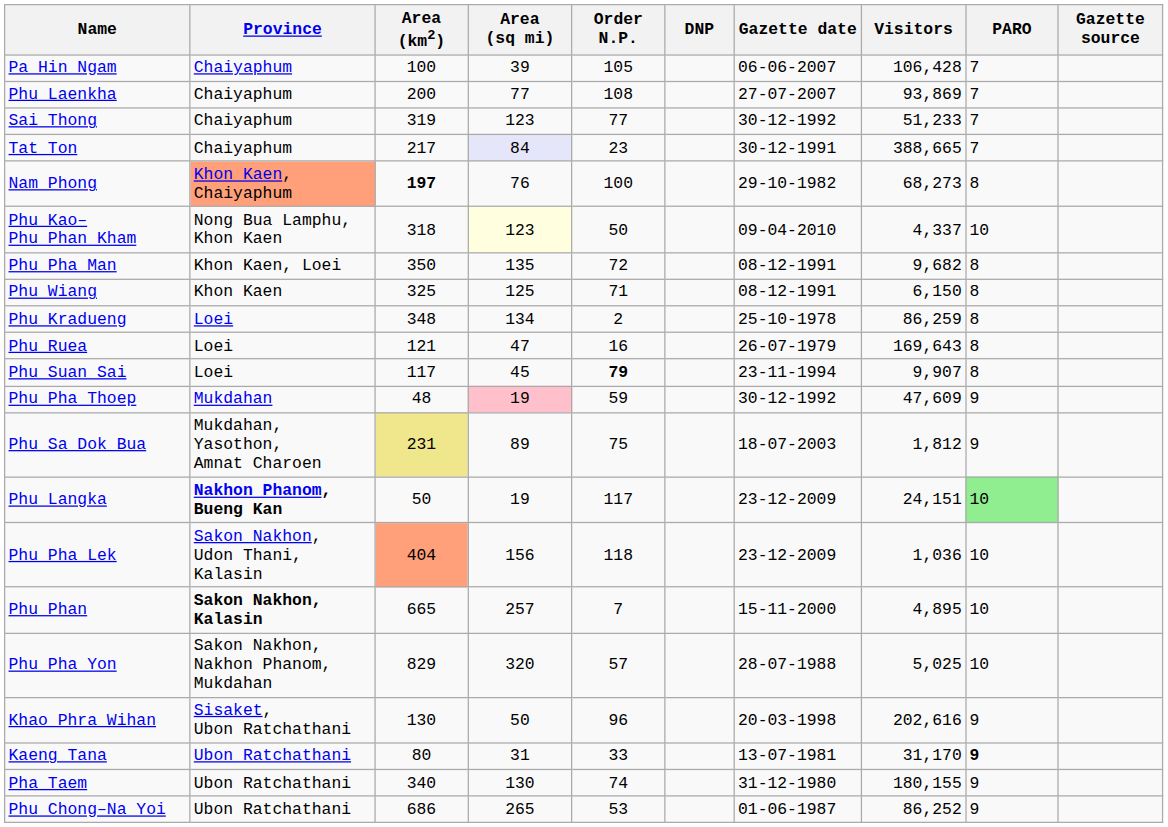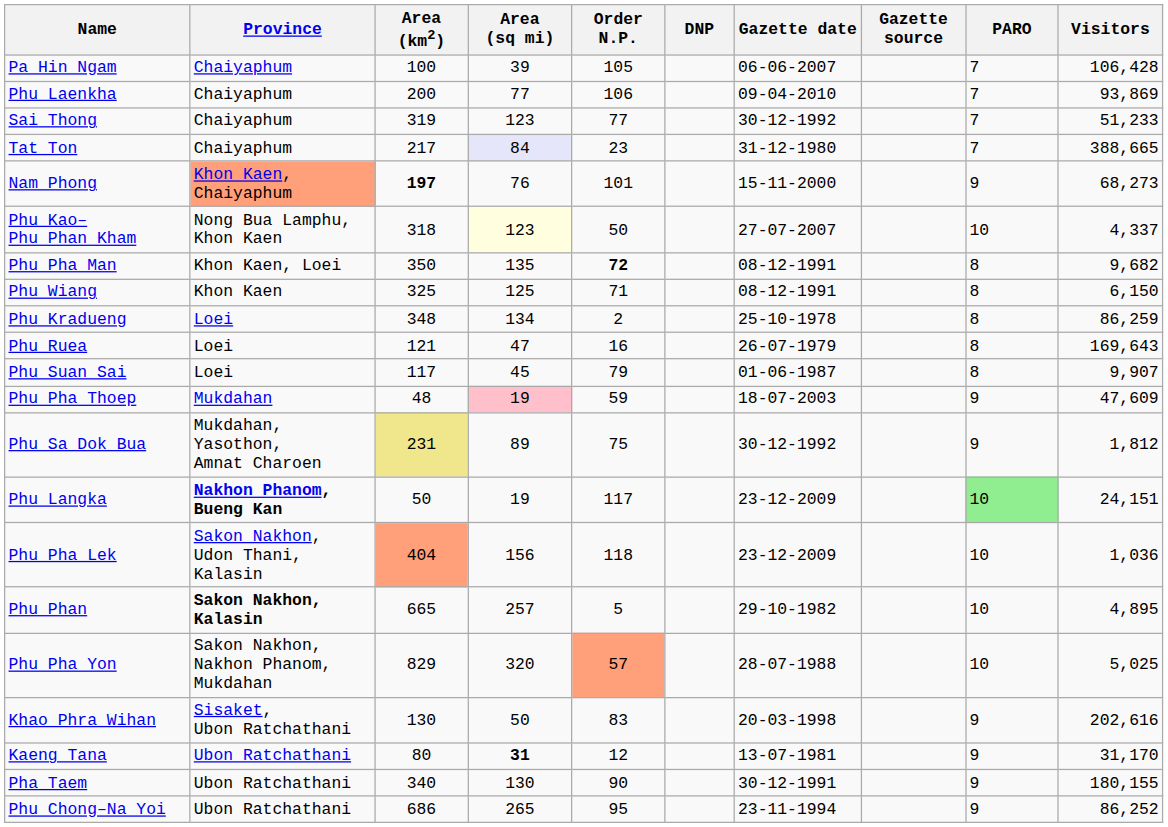columns swapped: (1110, 30) <-> (914, 30)
(618, 94) 108 -> (618, 94) 106
(787, 94) 27-07-2007 -> (787, 94) 09-04-2010
(787, 148) 30-12-1991 -> (787, 148) 31-12-1980
(618, 184) 100 -> (618, 184) 101
(787, 184) 29-10-1982 -> (787, 184) 15-11-2000
(974, 184) 8 -> (974, 184) 9
(787, 230) 09-04-2010 -> (787, 230) 27-07-2007
(618, 266) normal -> (618, 266) bold
(618, 373) bold -> (618, 373) normal
(787, 373) 23-11-1994 -> (787, 373) 01-06-1987
(787, 399) 30-12-1992 -> (787, 399) 18-07-2003
(787, 445) 18-07-2003 -> (787, 445) 30-12-1992
(618, 610) 7 -> (618, 610) 5
(787, 610) 15-11-2000 -> (787, 610) 29-10-1982
(618, 665) no background -> (618, 665) lightsalmon background
(618, 720) 96 -> (618, 720) 83
(520, 756) normal -> (520, 756) bold
(618, 756) 33 -> (618, 756) 12
(974, 756) bold -> (974, 756) normal
(618, 783) 74 -> (618, 783) 90
(787, 783) 31-12-1980 -> (787, 783) 30-12-1991
(618, 810) 53 -> (618, 810) 95
(787, 810) 01-06-1987 -> (787, 810) 23-11-1994
